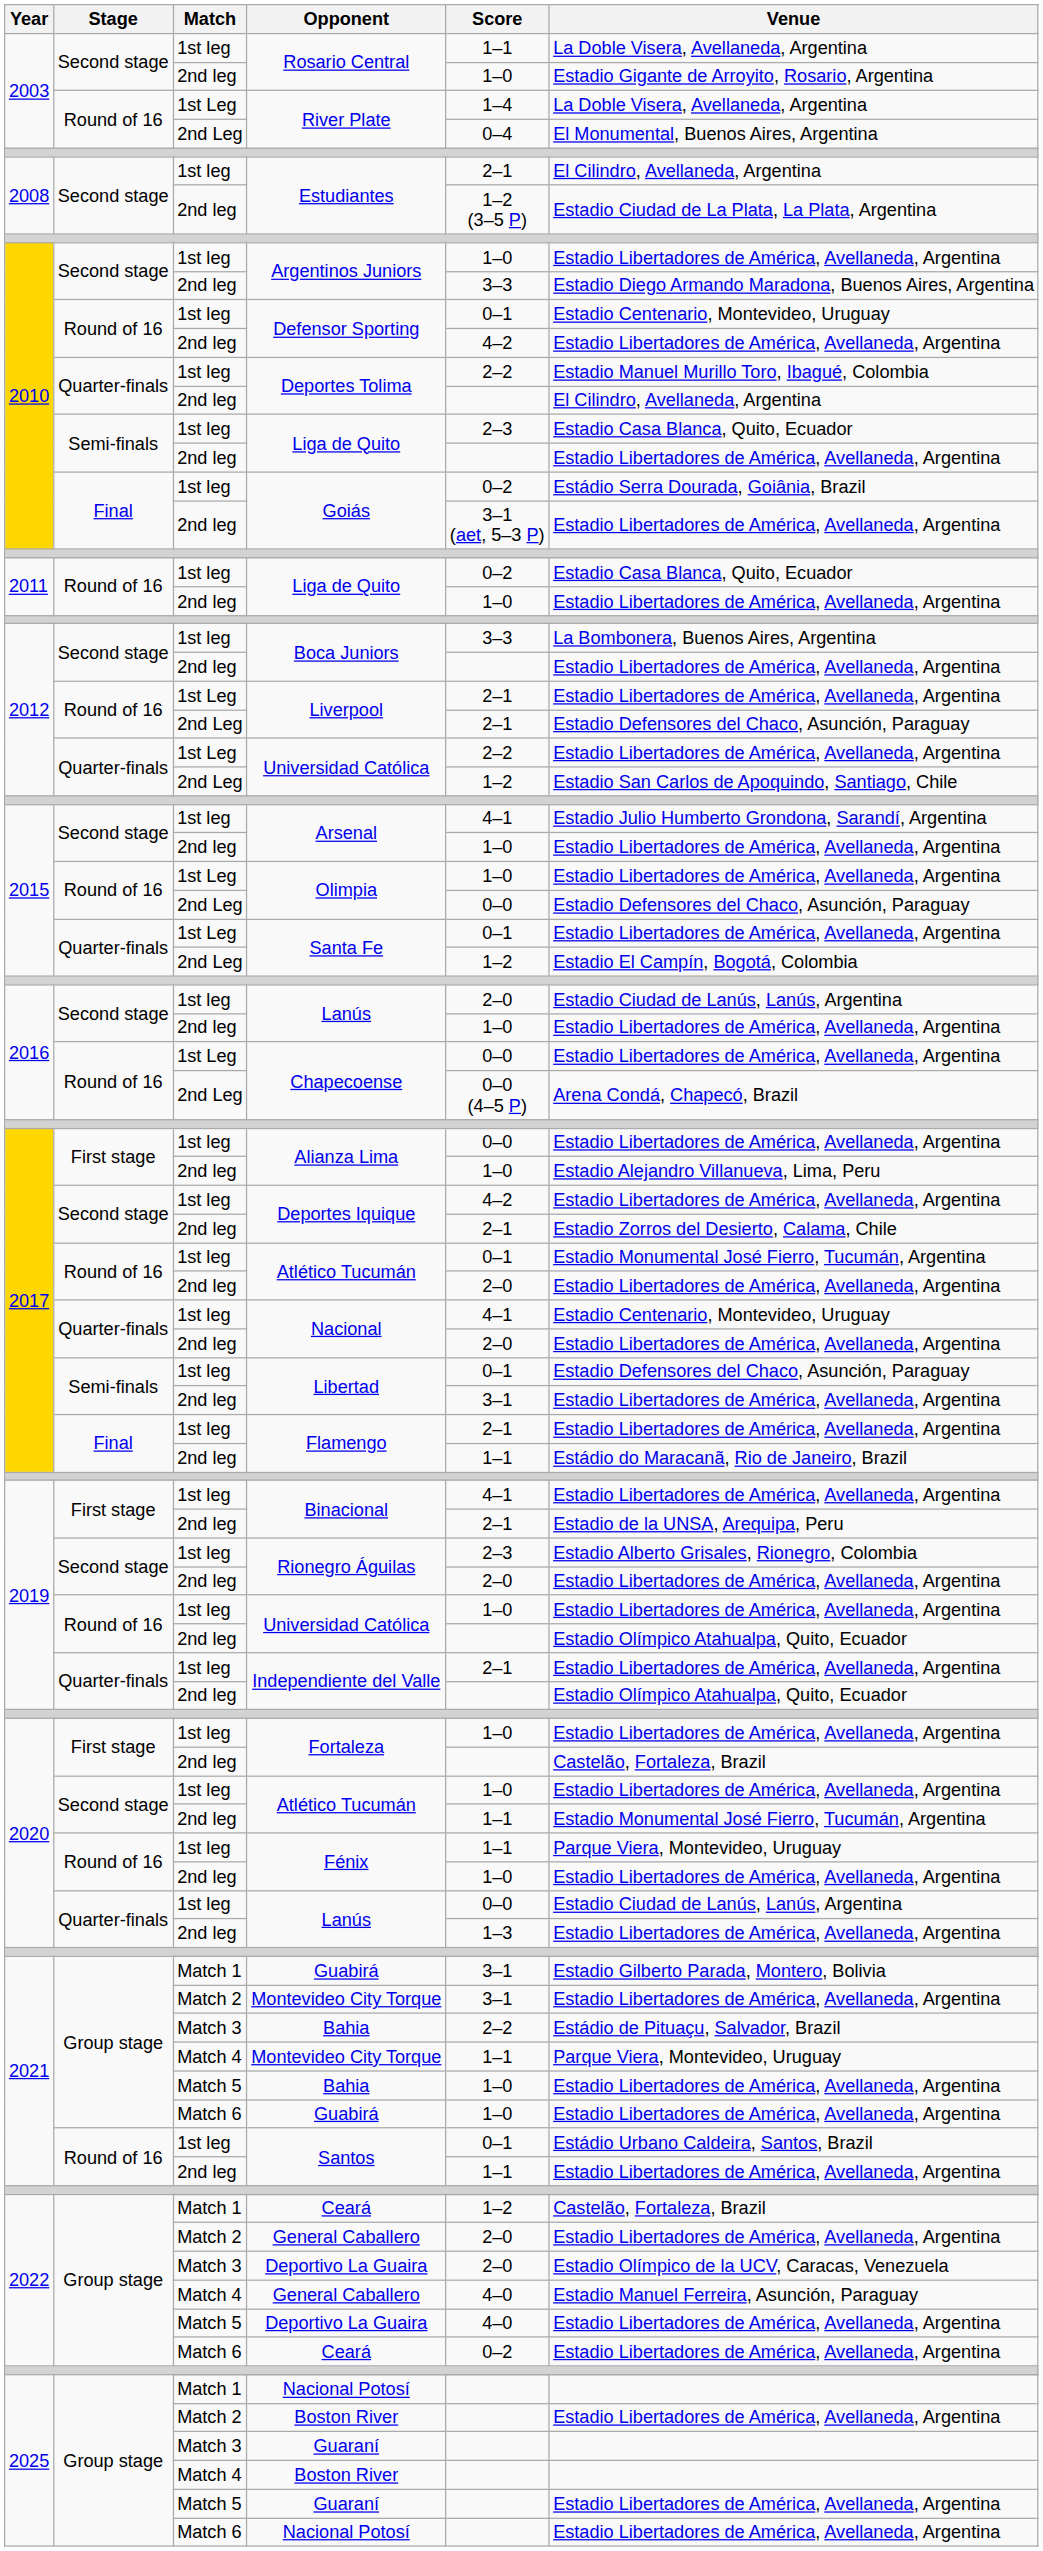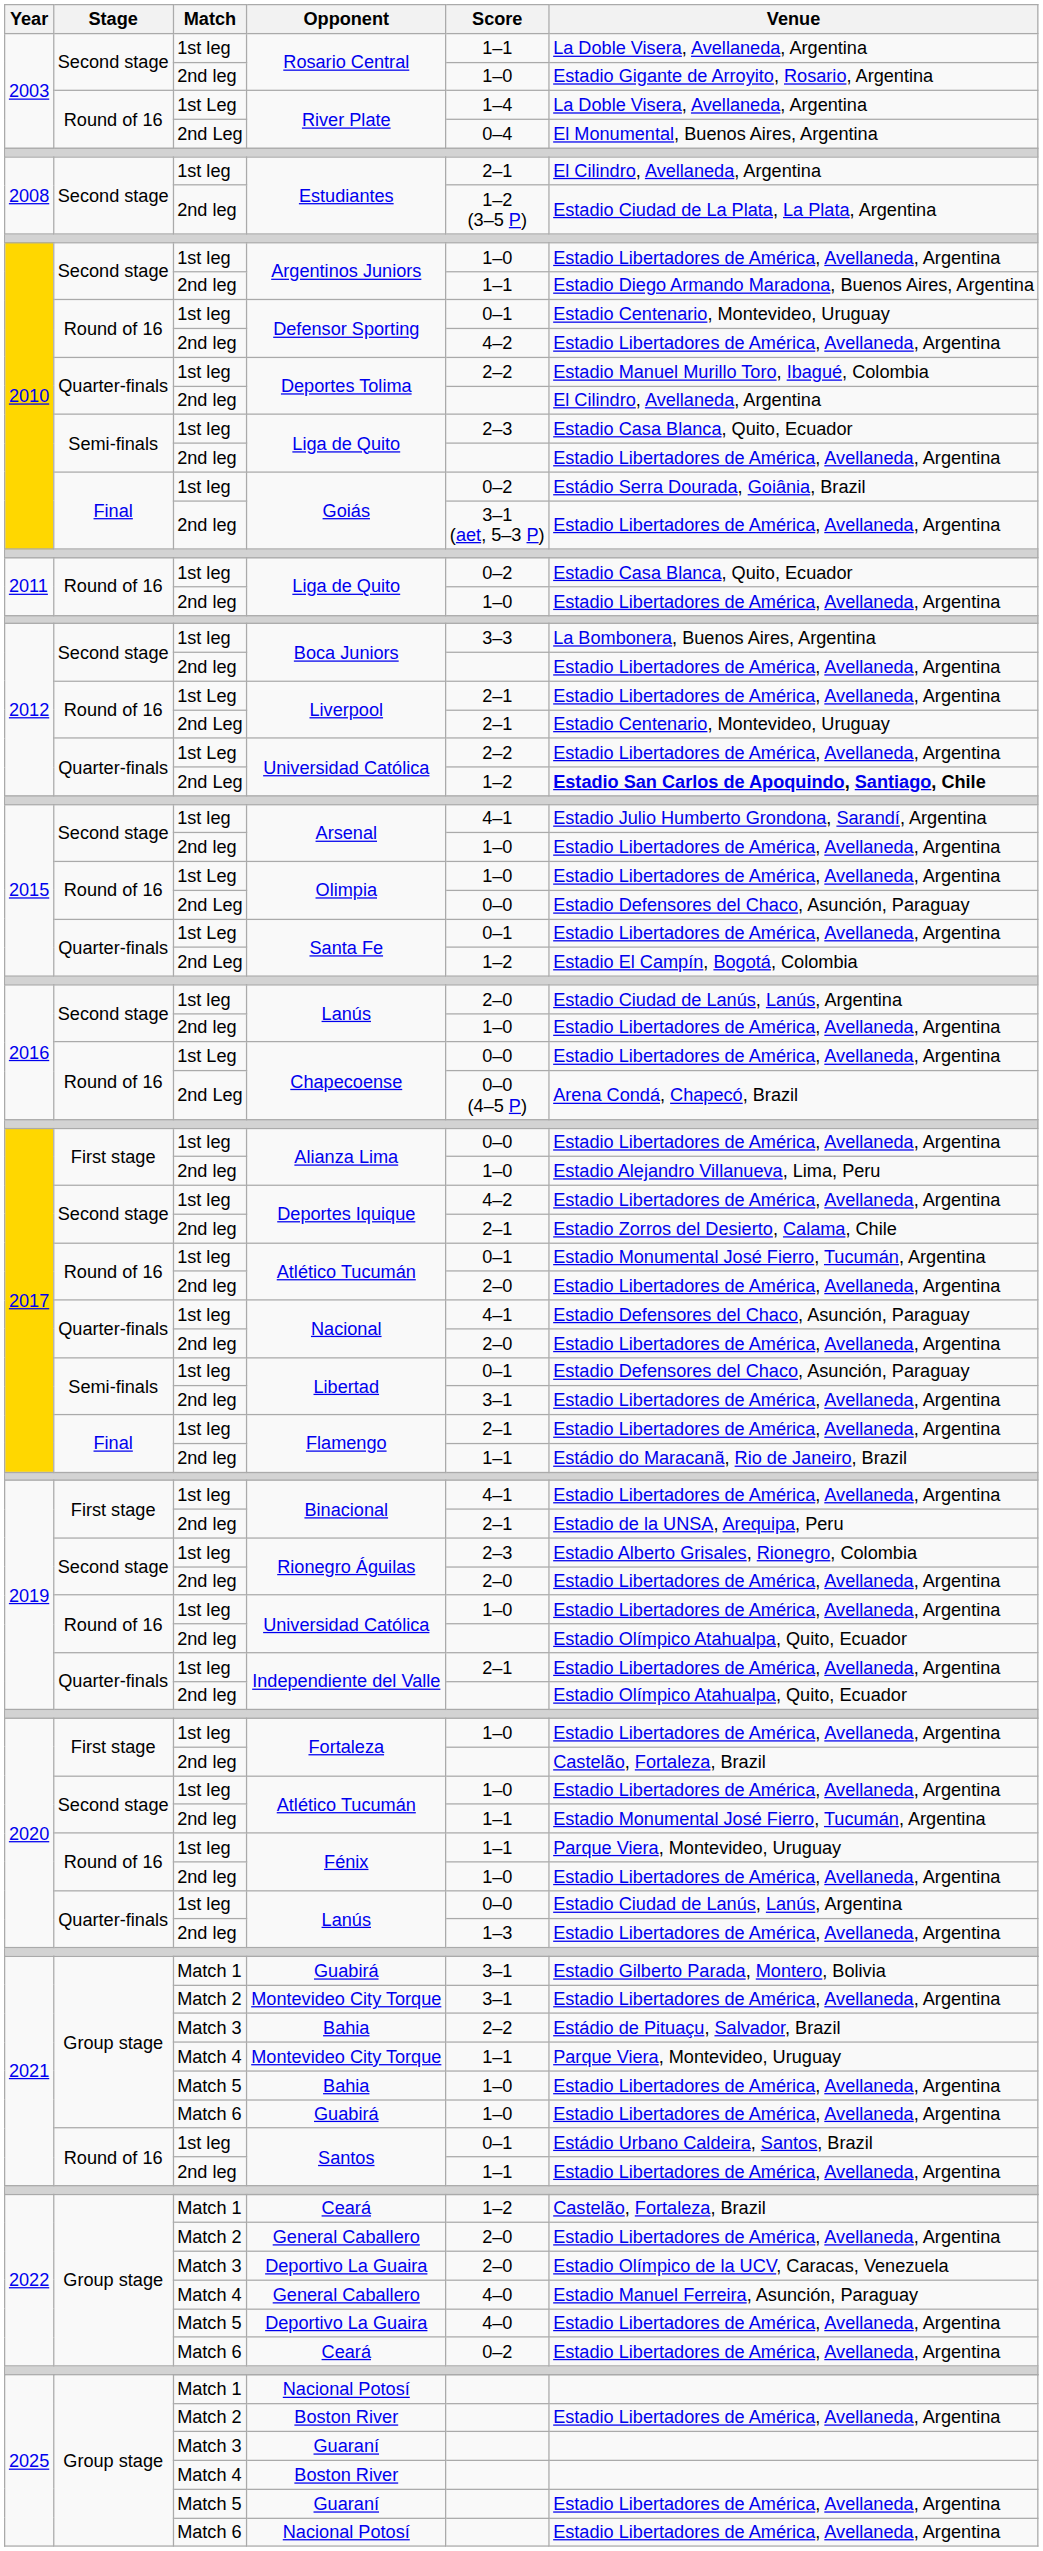(497, 286) 3–3 -> (497, 286) 1–1
(761, 724) Estadio Defensores del Chaco, Asunción, Paraguay -> (722, 724) Estadio Centenario, Montevideo, Uruguay
(755, 782) normal -> (769, 782) bold
(722, 1315) Estadio Centenario, Montevideo, Uruguay -> (761, 1315) Estadio Defensores del Chaco, Asunción, Paraguay
